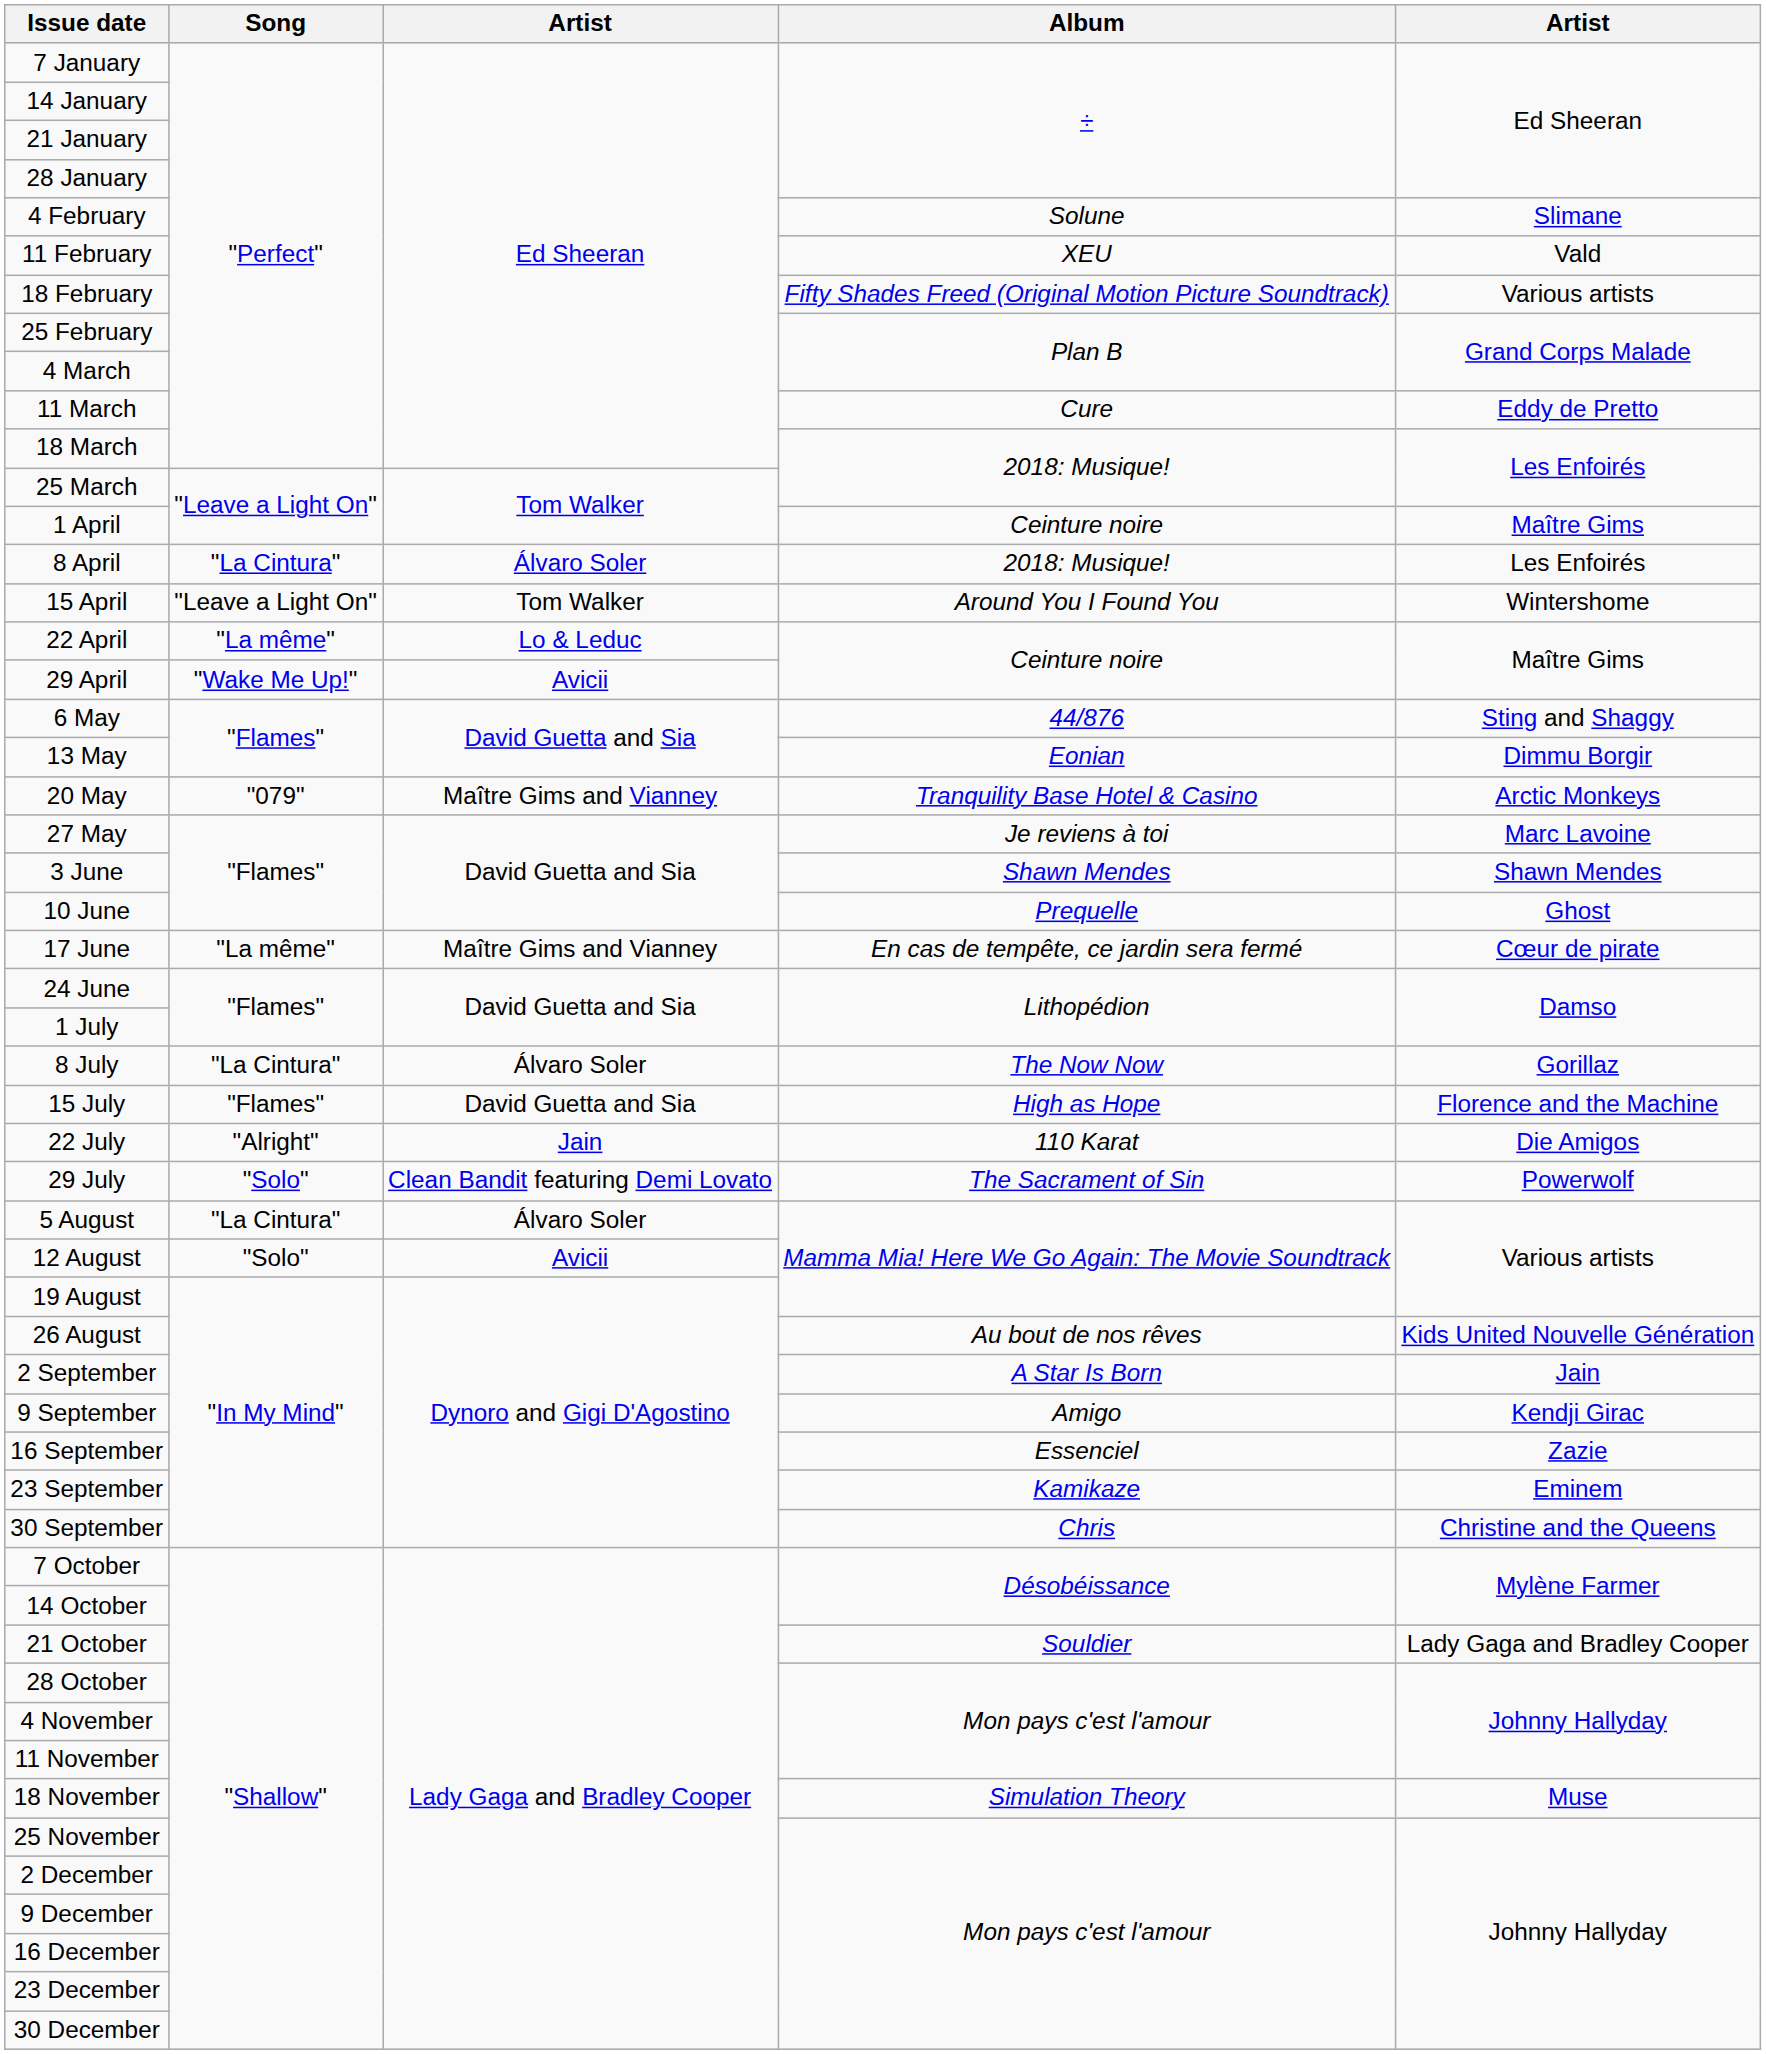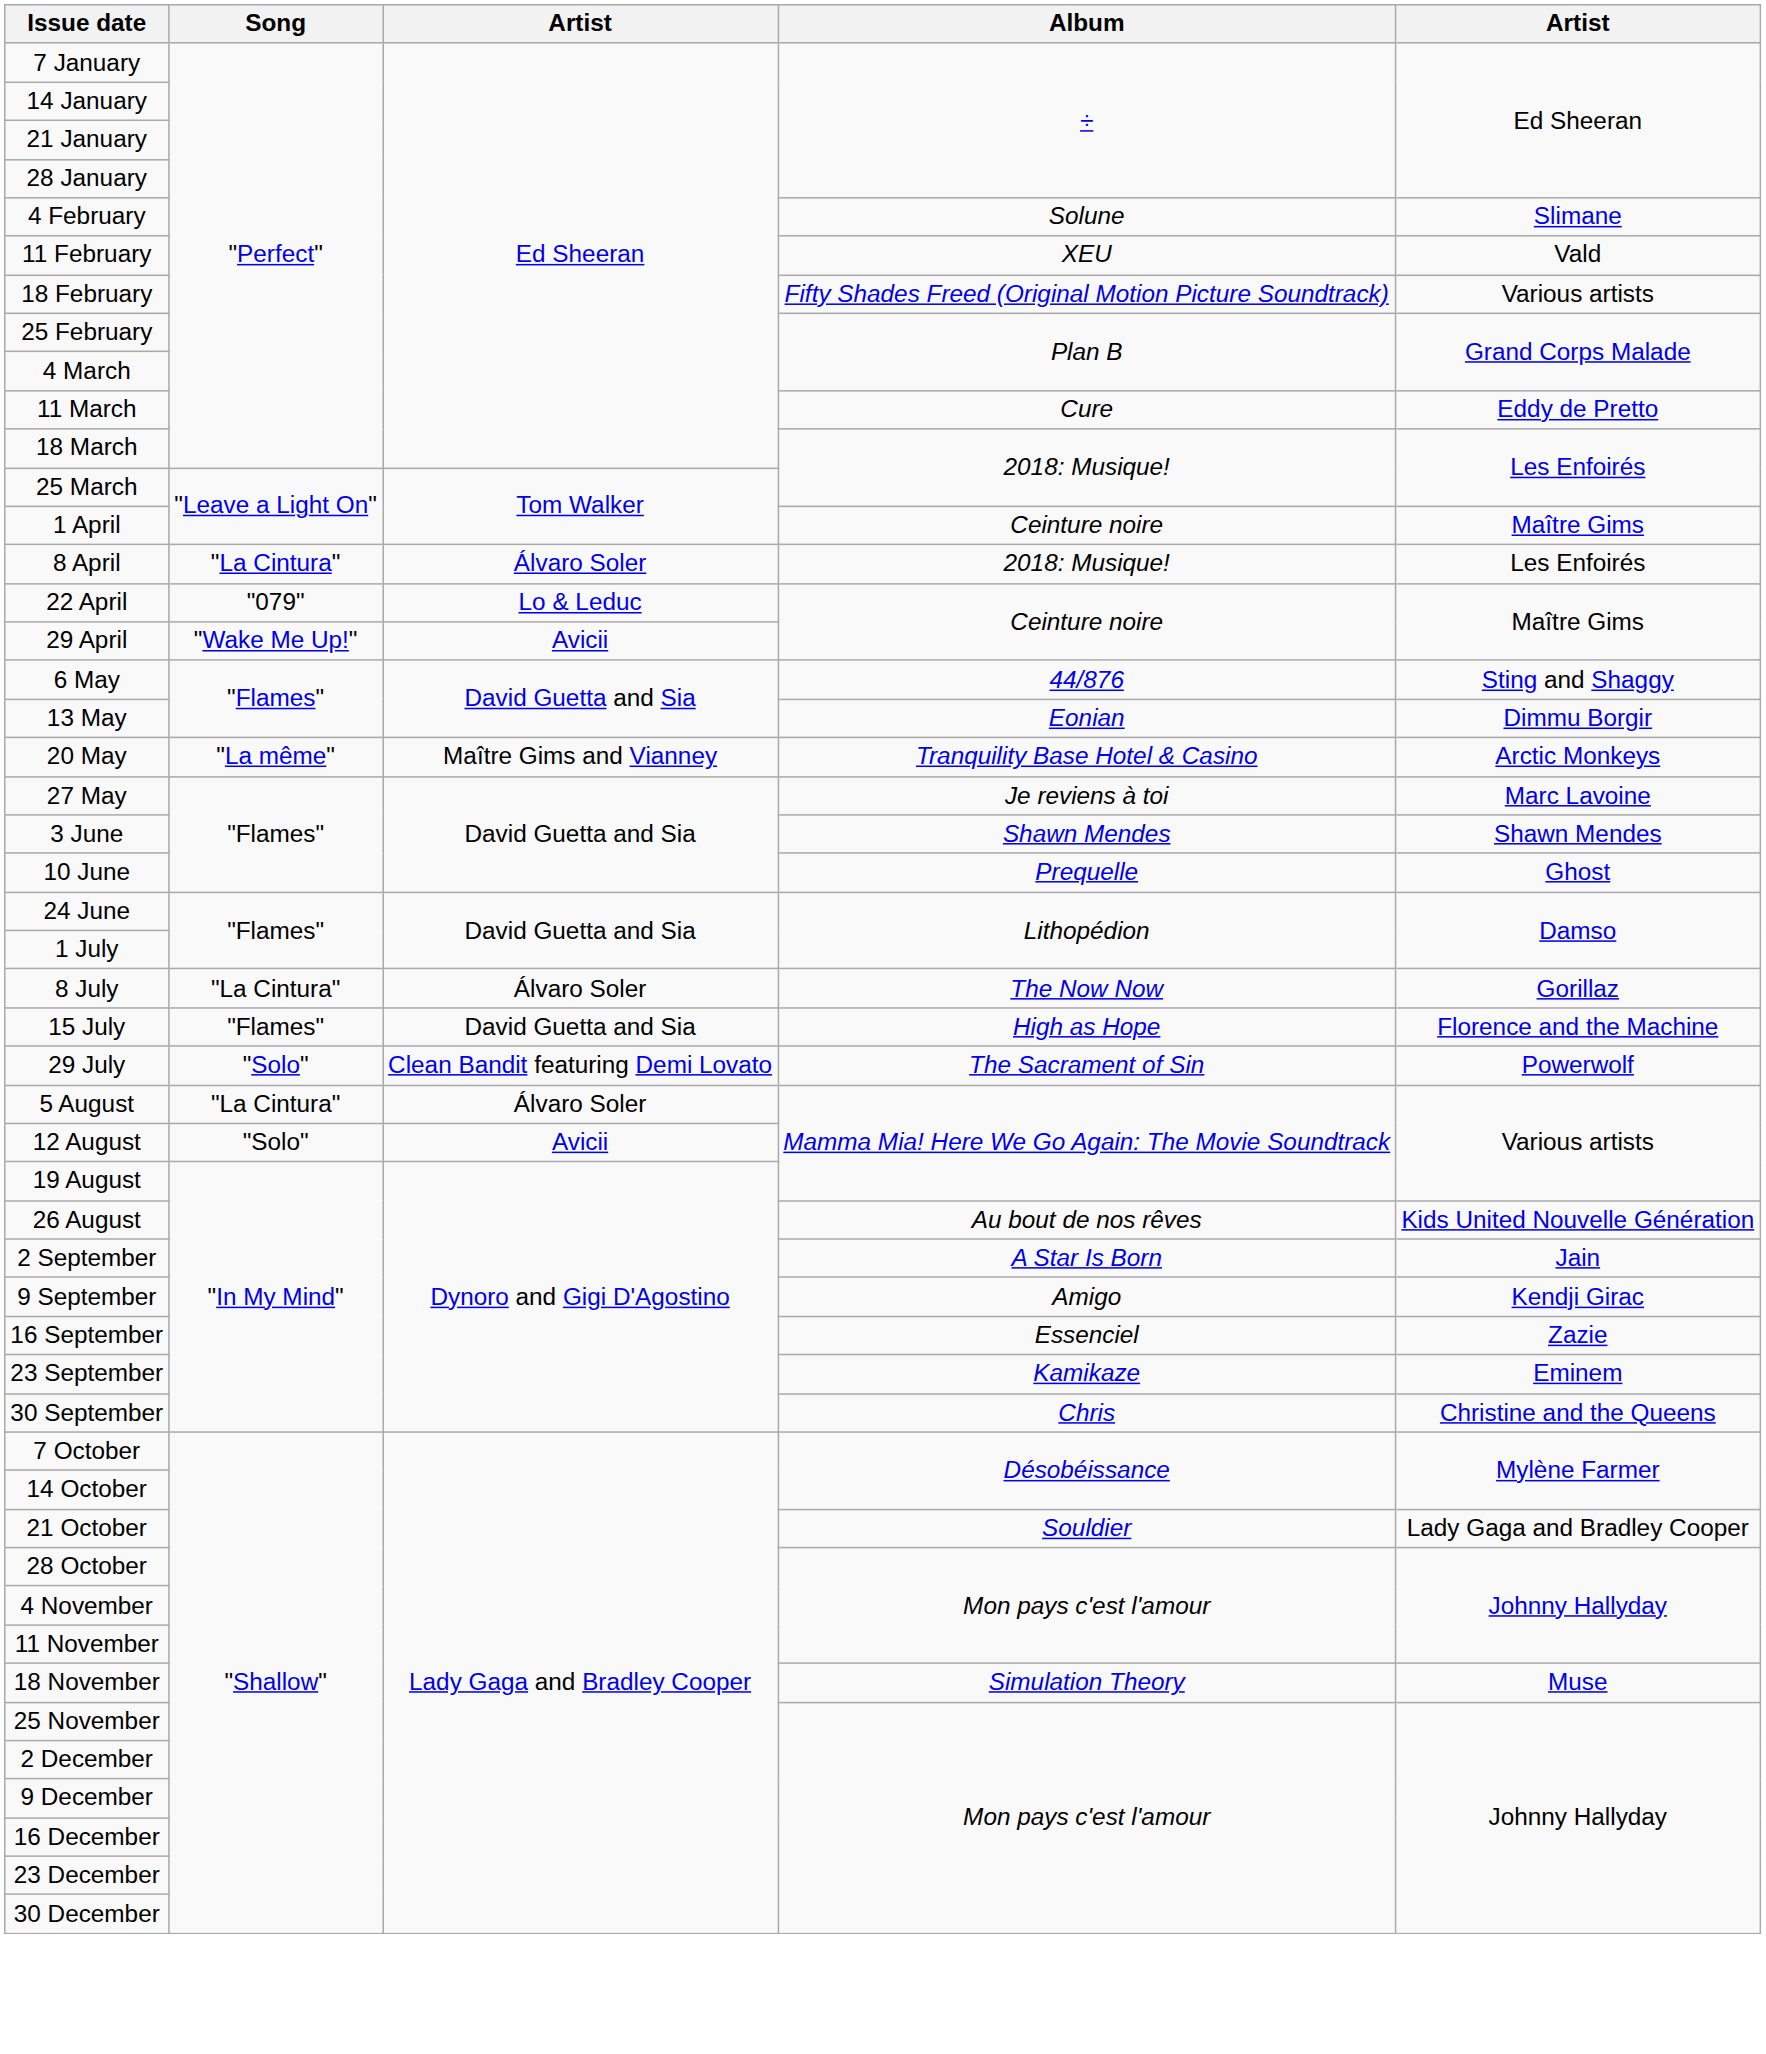- row: (87, 602)
(276, 640) "La même" -> (276, 602) "079"
(276, 795) "079" -> (276, 756) "La même"
- row: (87, 949)
- row: (87, 1142)
